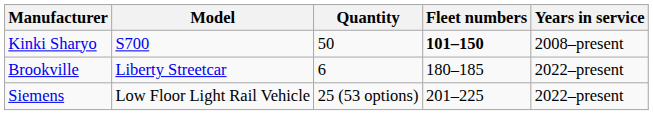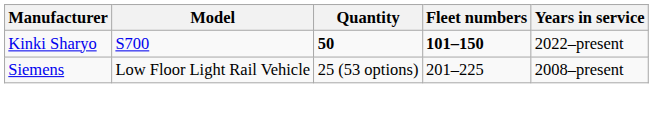(326, 43) normal -> (326, 43) bold
(579, 43) 2008–present -> (579, 43) 2022–present
- row: (44, 69)
(579, 95) 2022–present -> (579, 69) 2008–present
